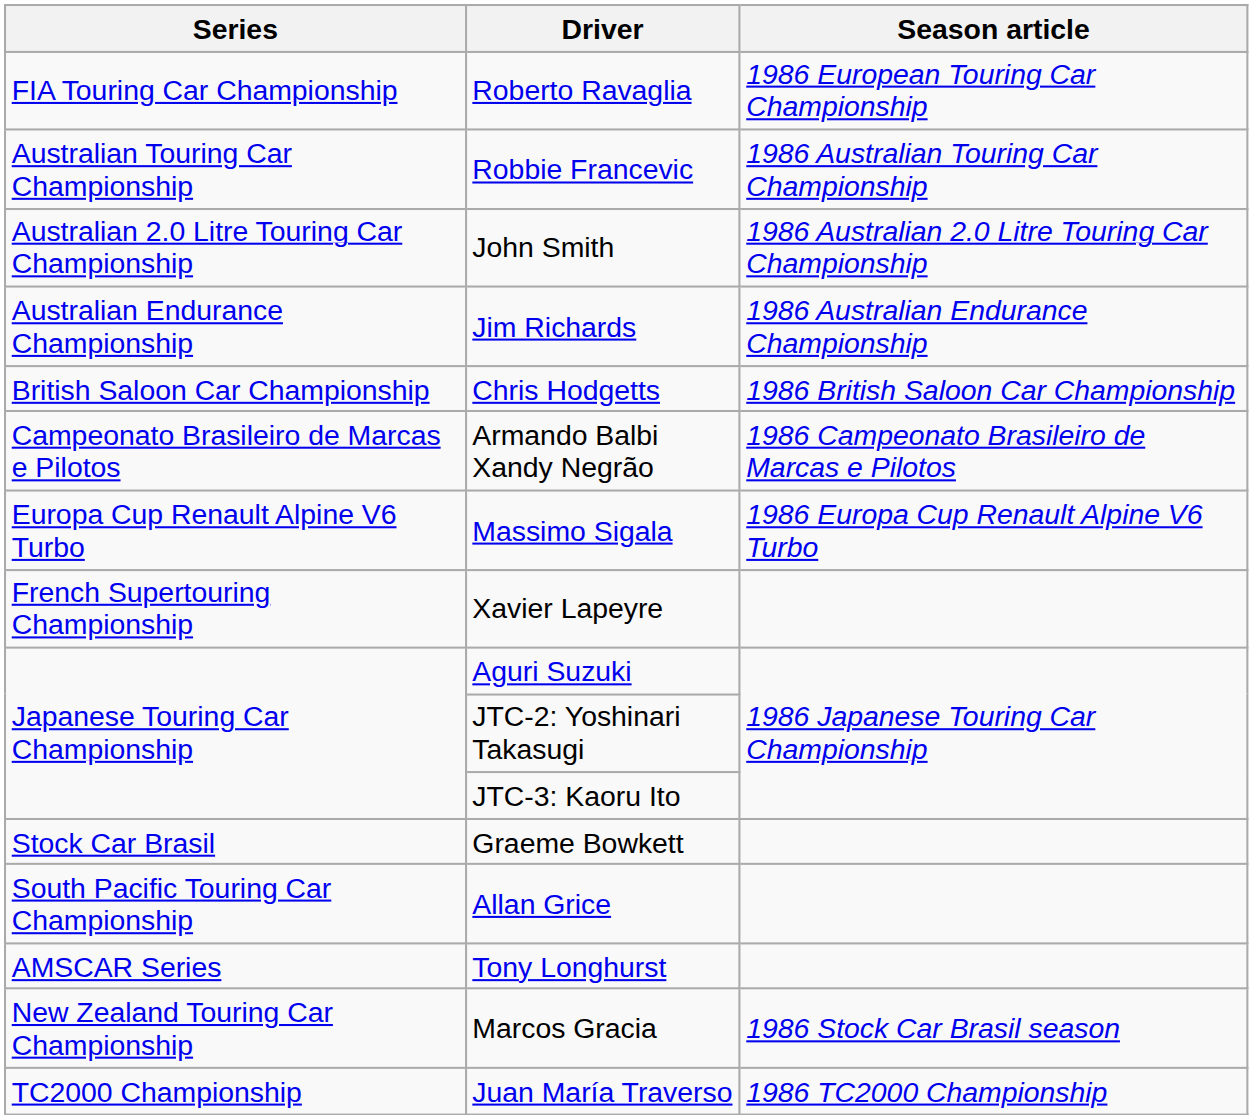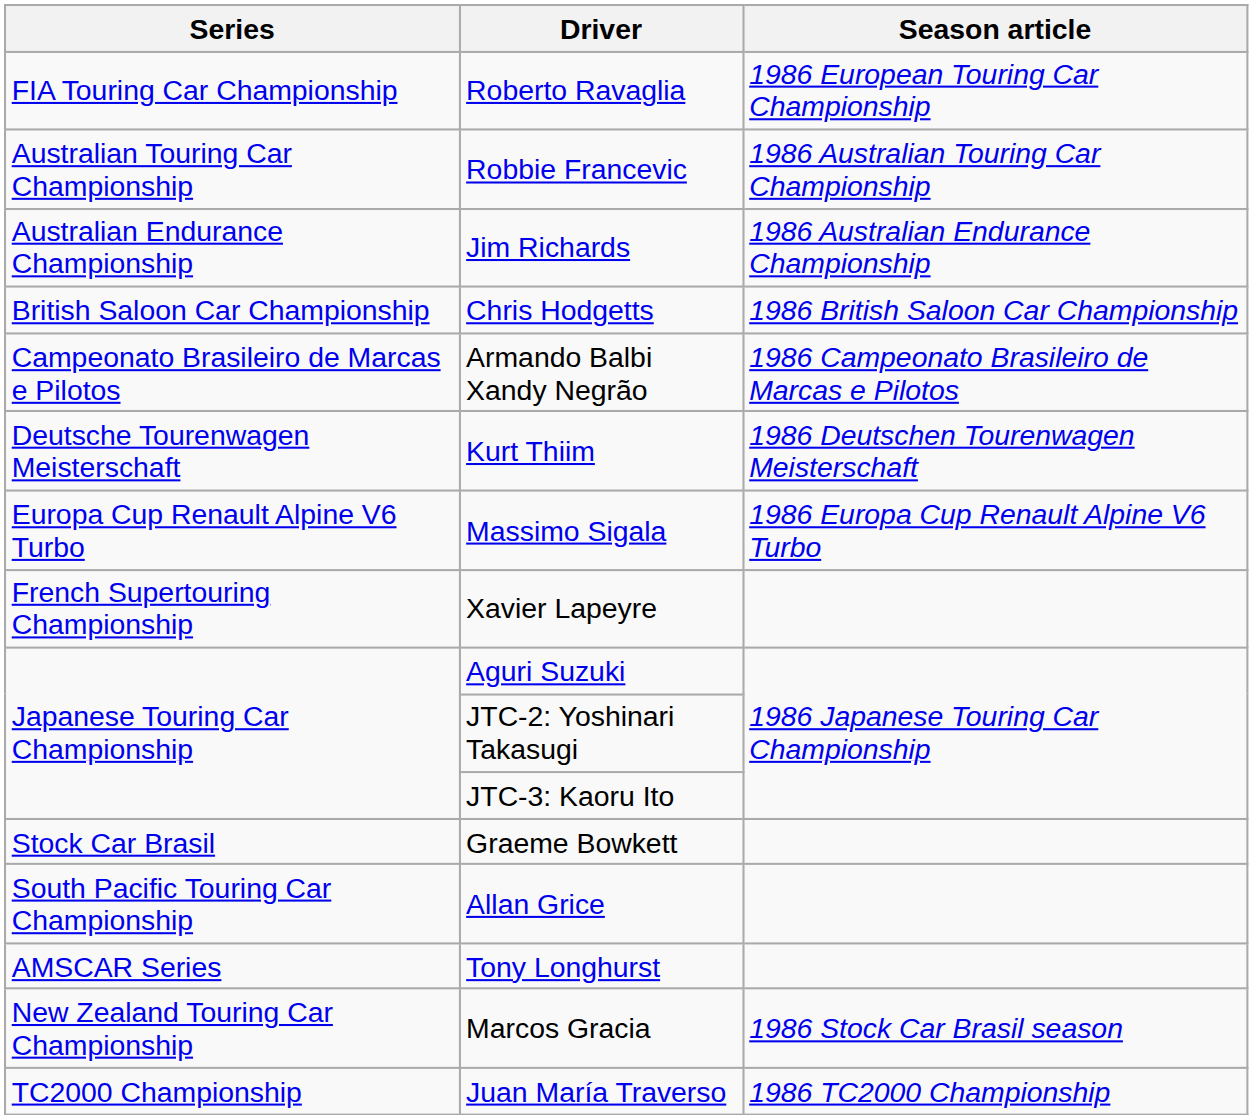- row: (543, 248)
+ row: (530, 451)
